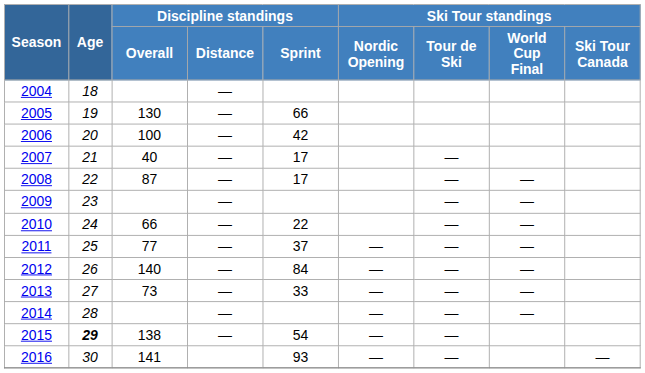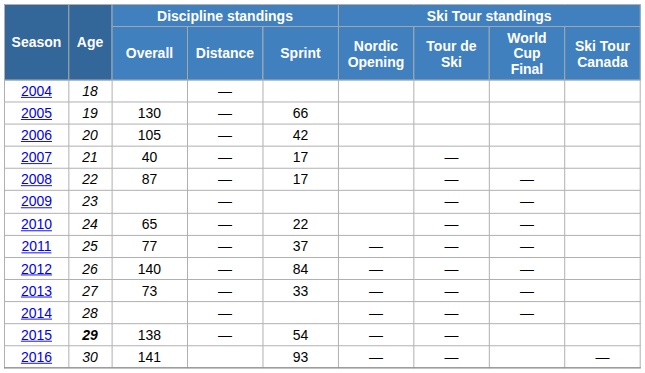(149, 136) 100 -> (149, 136) 105
(149, 224) 66 -> (149, 224) 65
